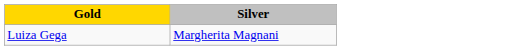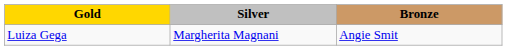+ column: (419, 14)
